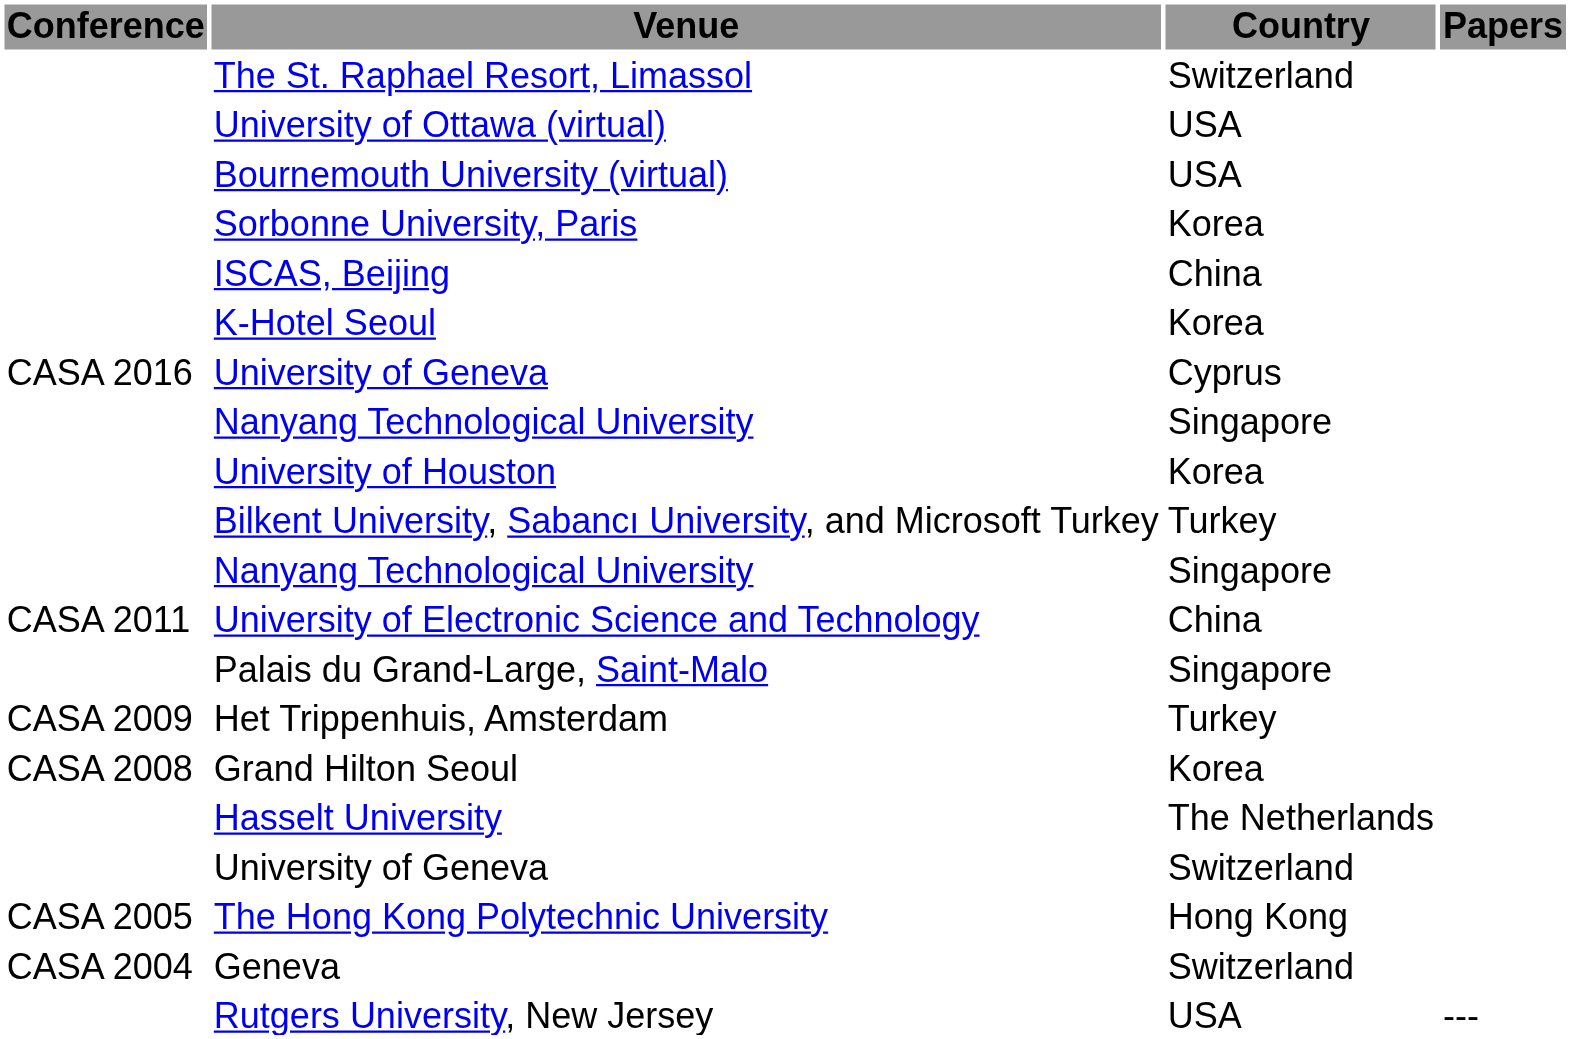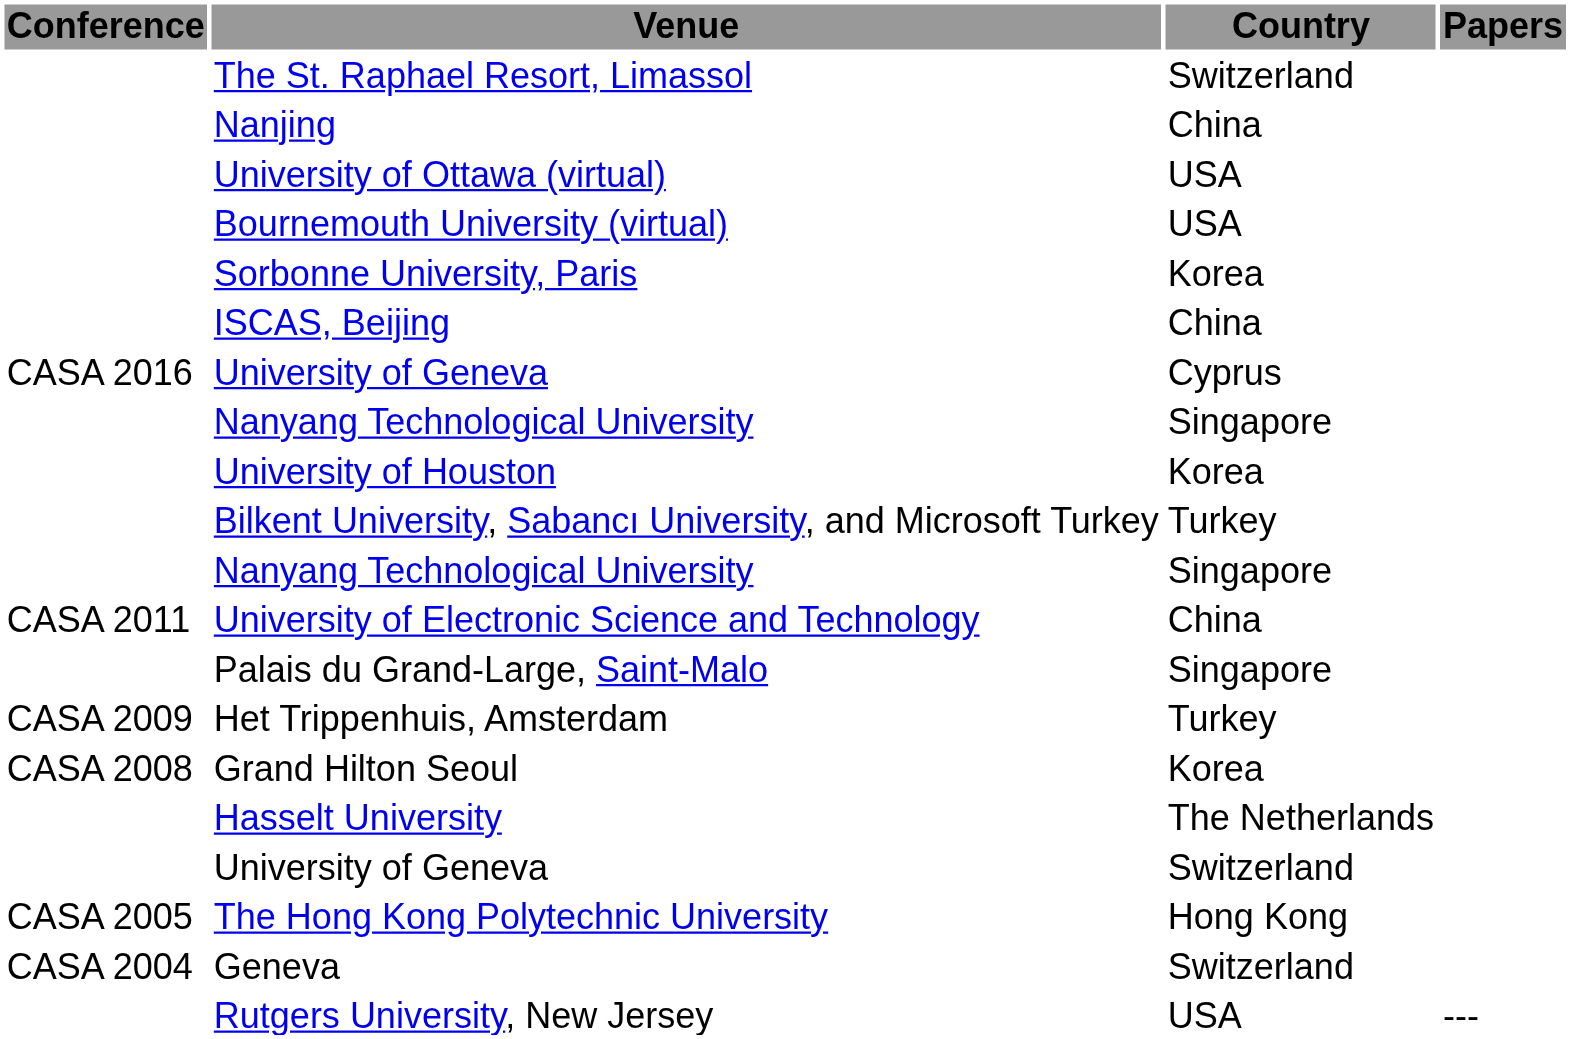+ row: (106, 126)
- row: (106, 324)
